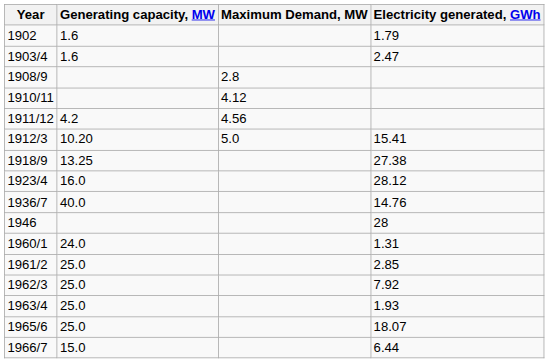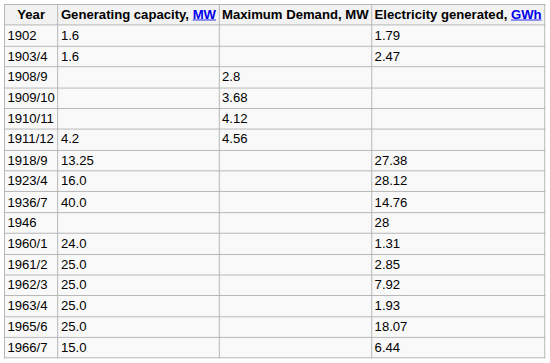+ row: (31, 98)
- row: (27, 139)
